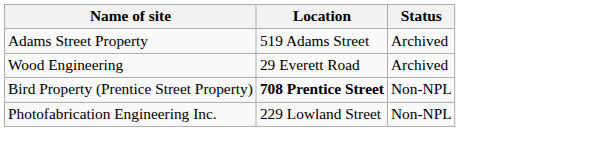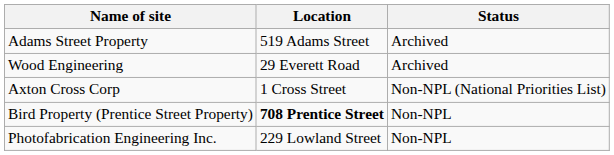+ row: (64, 89)
